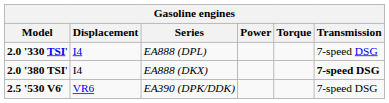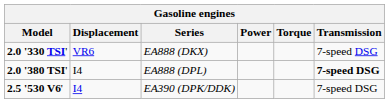(77, 51) I4 -> (83, 51) VR6
(175, 51) EA888 (DPL) -> (176, 51) EA888 (DKX)
(176, 70) EA888 (DKX) -> (175, 70) EA888 (DPL)
(83, 89) VR6 -> (77, 89) I4
